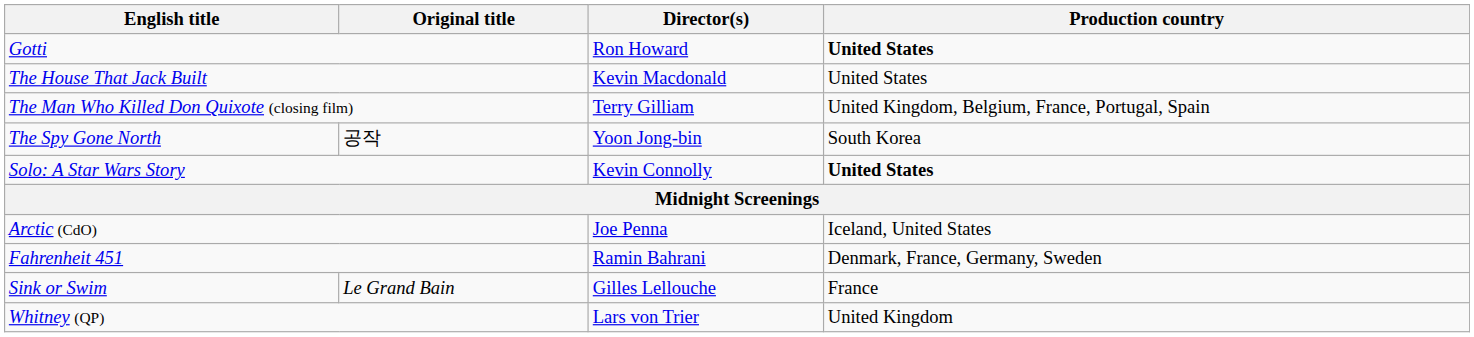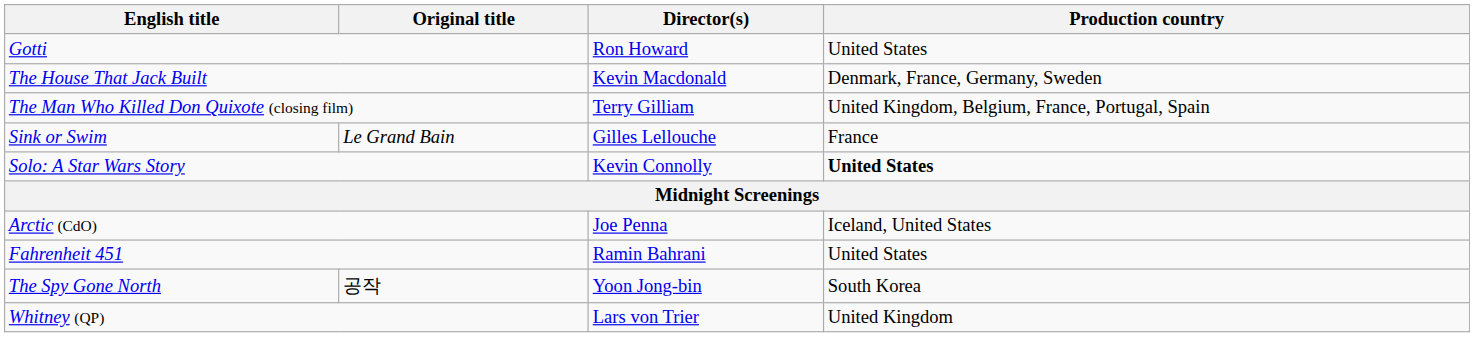(881, 48) bold -> (878, 48) normal
(878, 78) United States -> (965, 78) Denmark, France, Germany, Sweden
rows swapped: (58, 287) <-> (85, 138)
(965, 258) Denmark, France, Germany, Sweden -> (878, 254) United States
